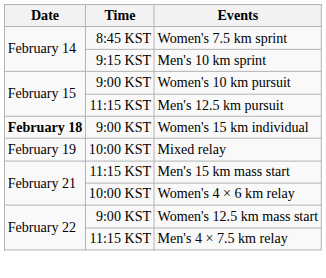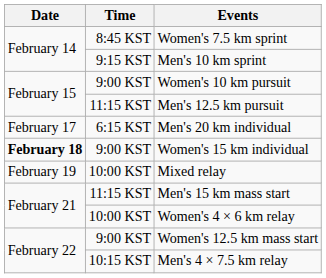+ row: (224, 127)
(120, 238) 11:15 KST -> (120, 261) 10:15 KST
